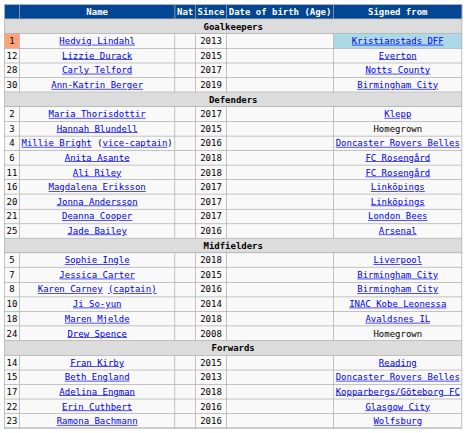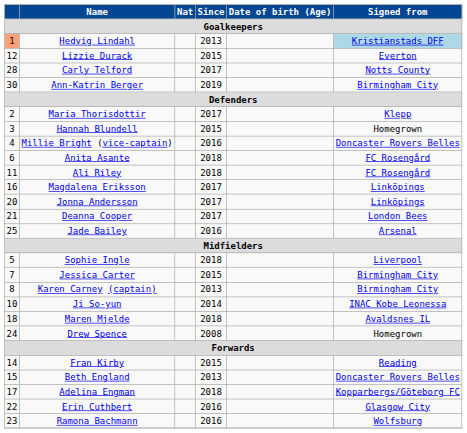(211, 289) 2016 -> (211, 289) 2013
